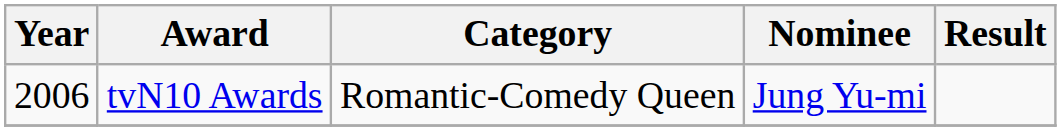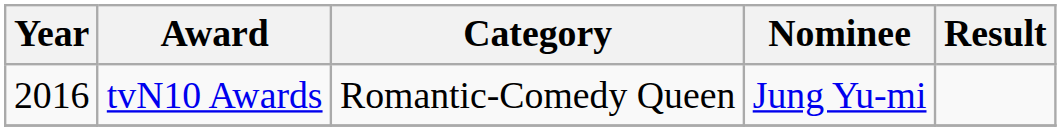(52, 94) 2006 -> (52, 94) 2016
